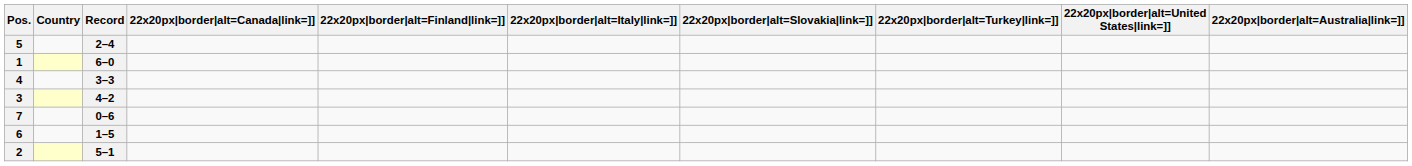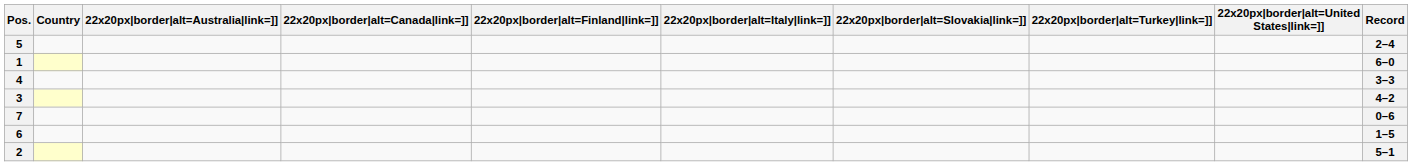columns swapped: (1308, 20) <-> (105, 20)
